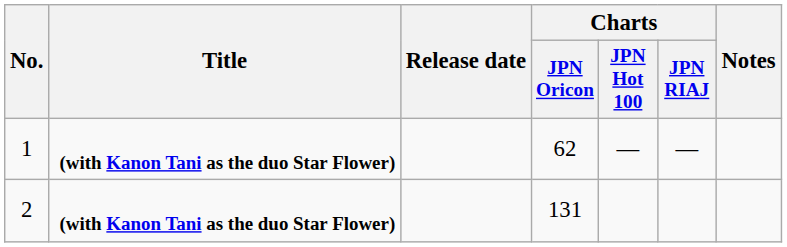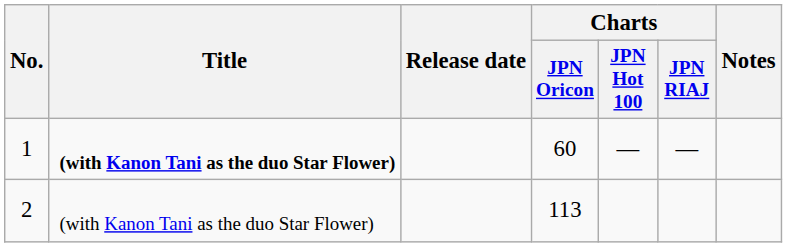(565, 148) 62 -> (565, 148) 60
(225, 223) bold -> (214, 223) normal
(565, 210) 131 -> (565, 210) 113
